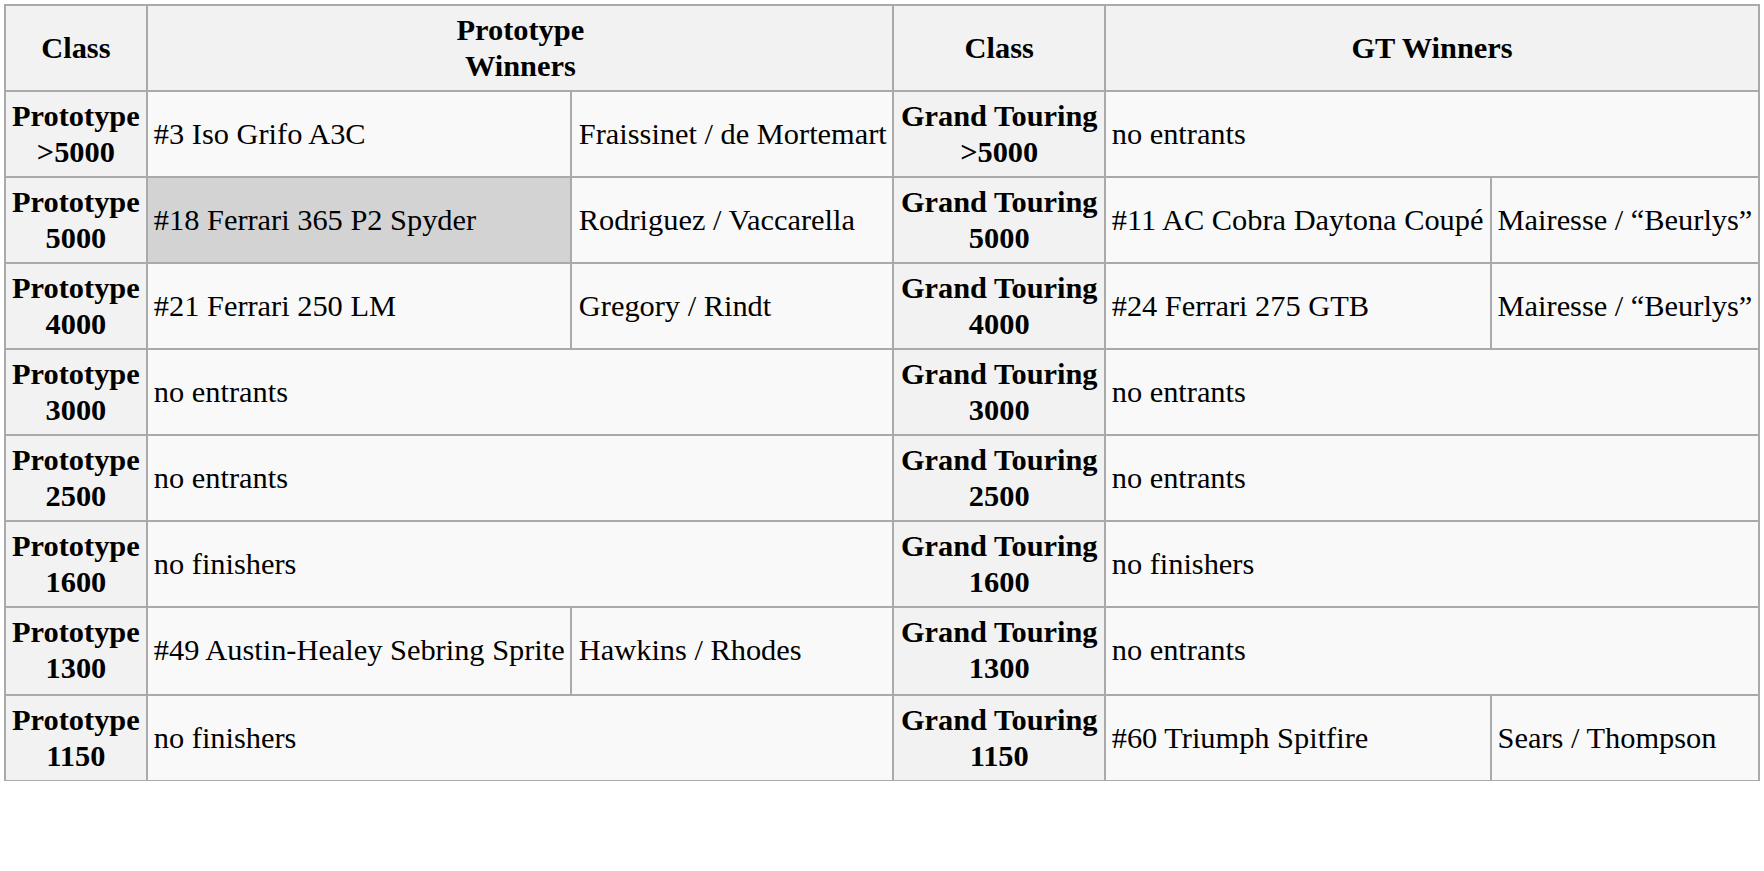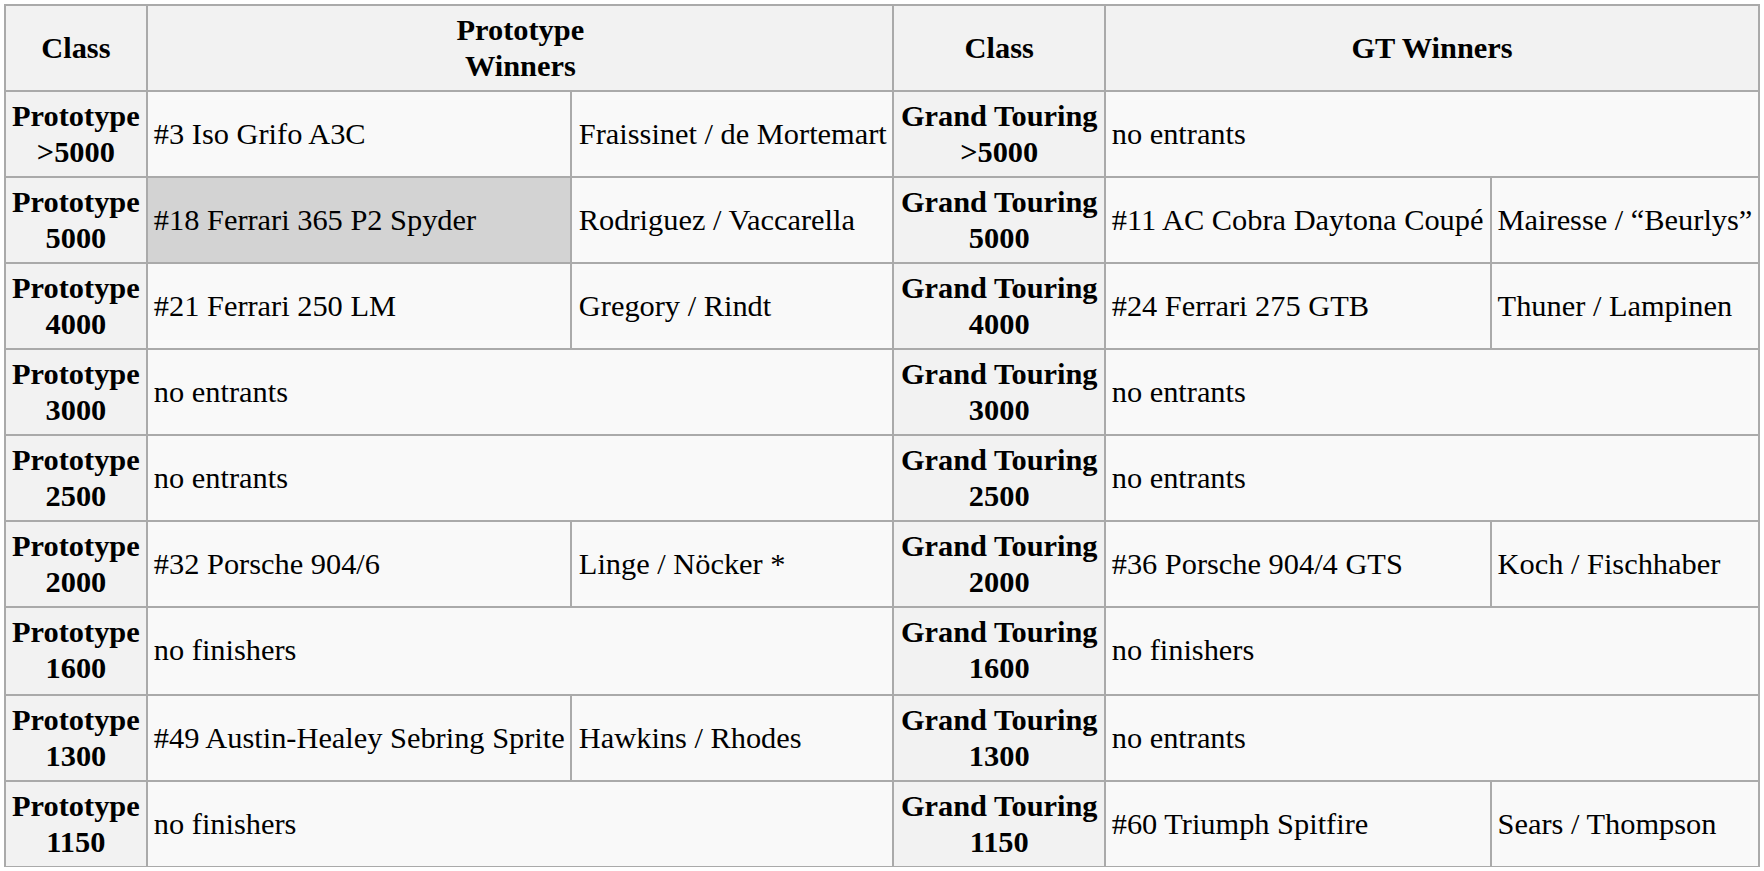(1625, 306) Mairesse / “Beurlys” -> (1615, 306) Thuner / Lampinen
+ row: (76, 564)
